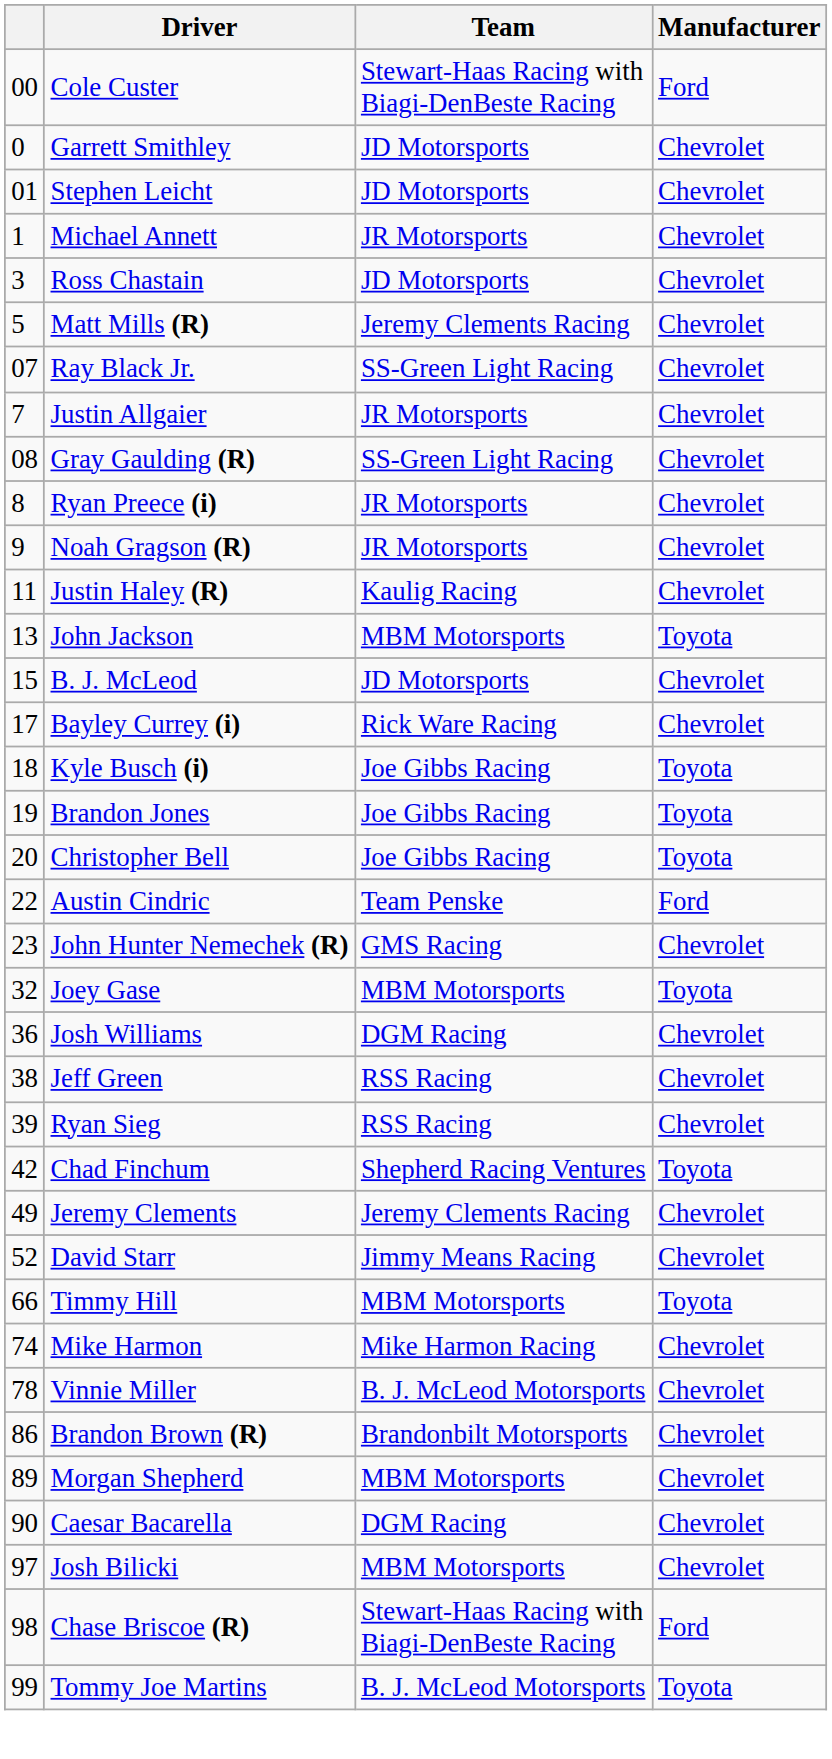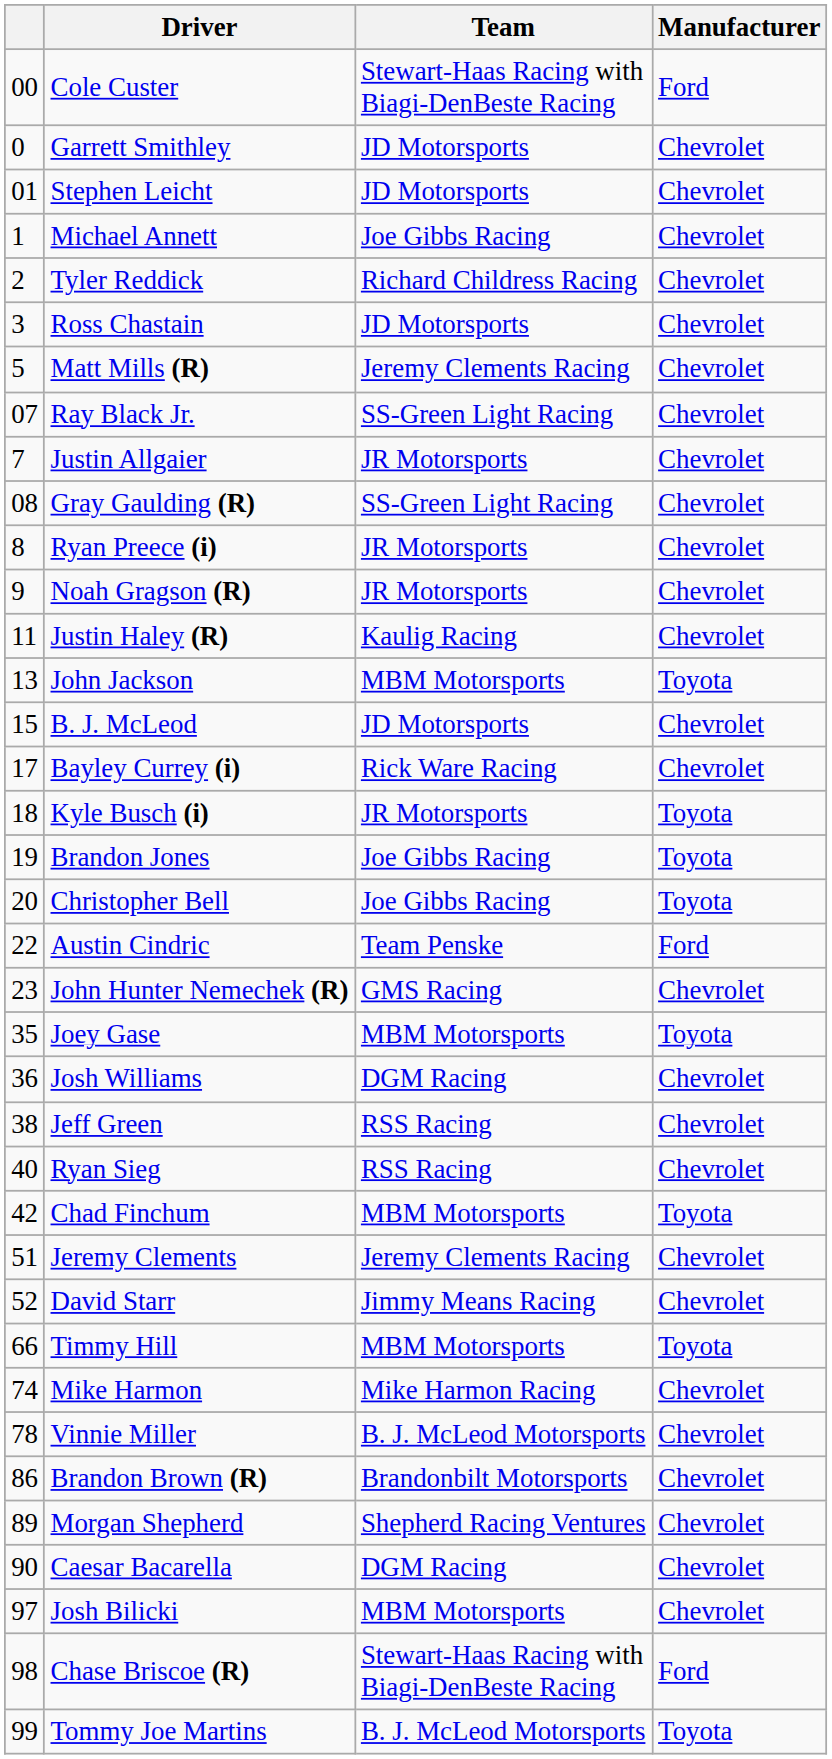(444, 236) JR Motorsports -> (456, 236) Joe Gibbs Racing
+ row: (127, 280)
(456, 768) Joe Gibbs Racing -> (444, 812) JR Motorsports
(25, 990) 32 -> (25, 1034) 35
(25, 1123) 39 -> (25, 1167) 40
(503, 1167) Shepherd Racing Ventures -> (463, 1212) MBM Motorsports
(25, 1212) 49 -> (25, 1256) 51
(463, 1478) MBM Motorsports -> (503, 1522) Shepherd Racing Ventures
